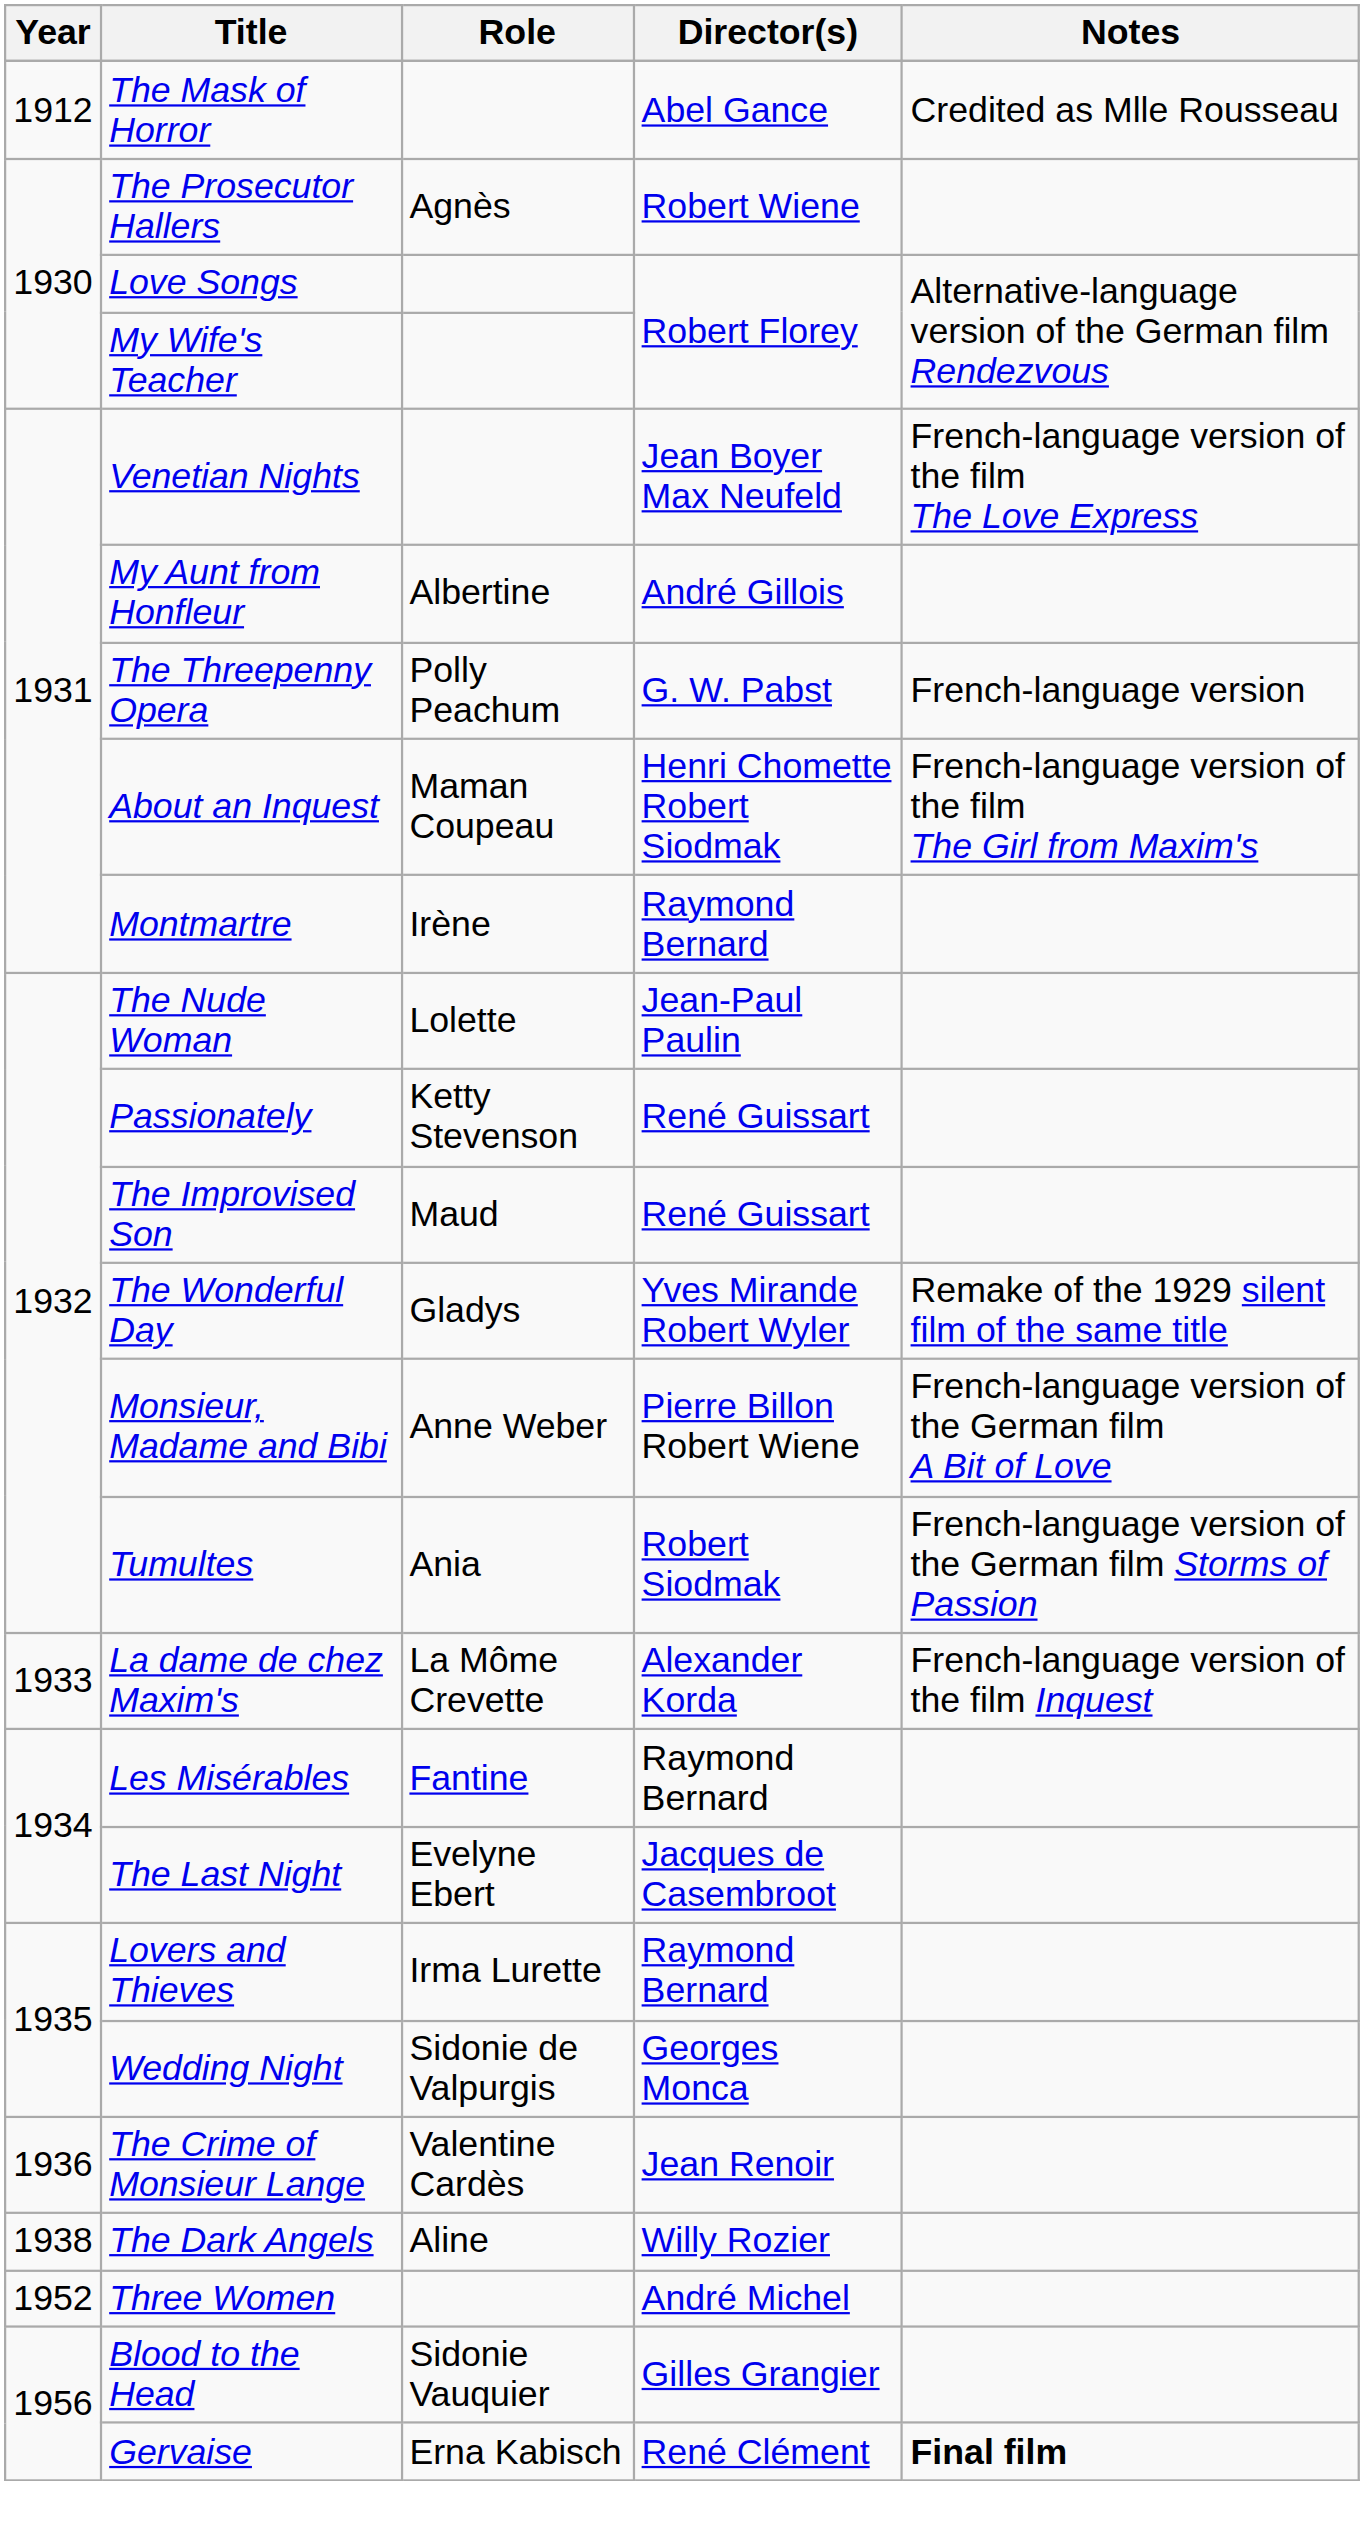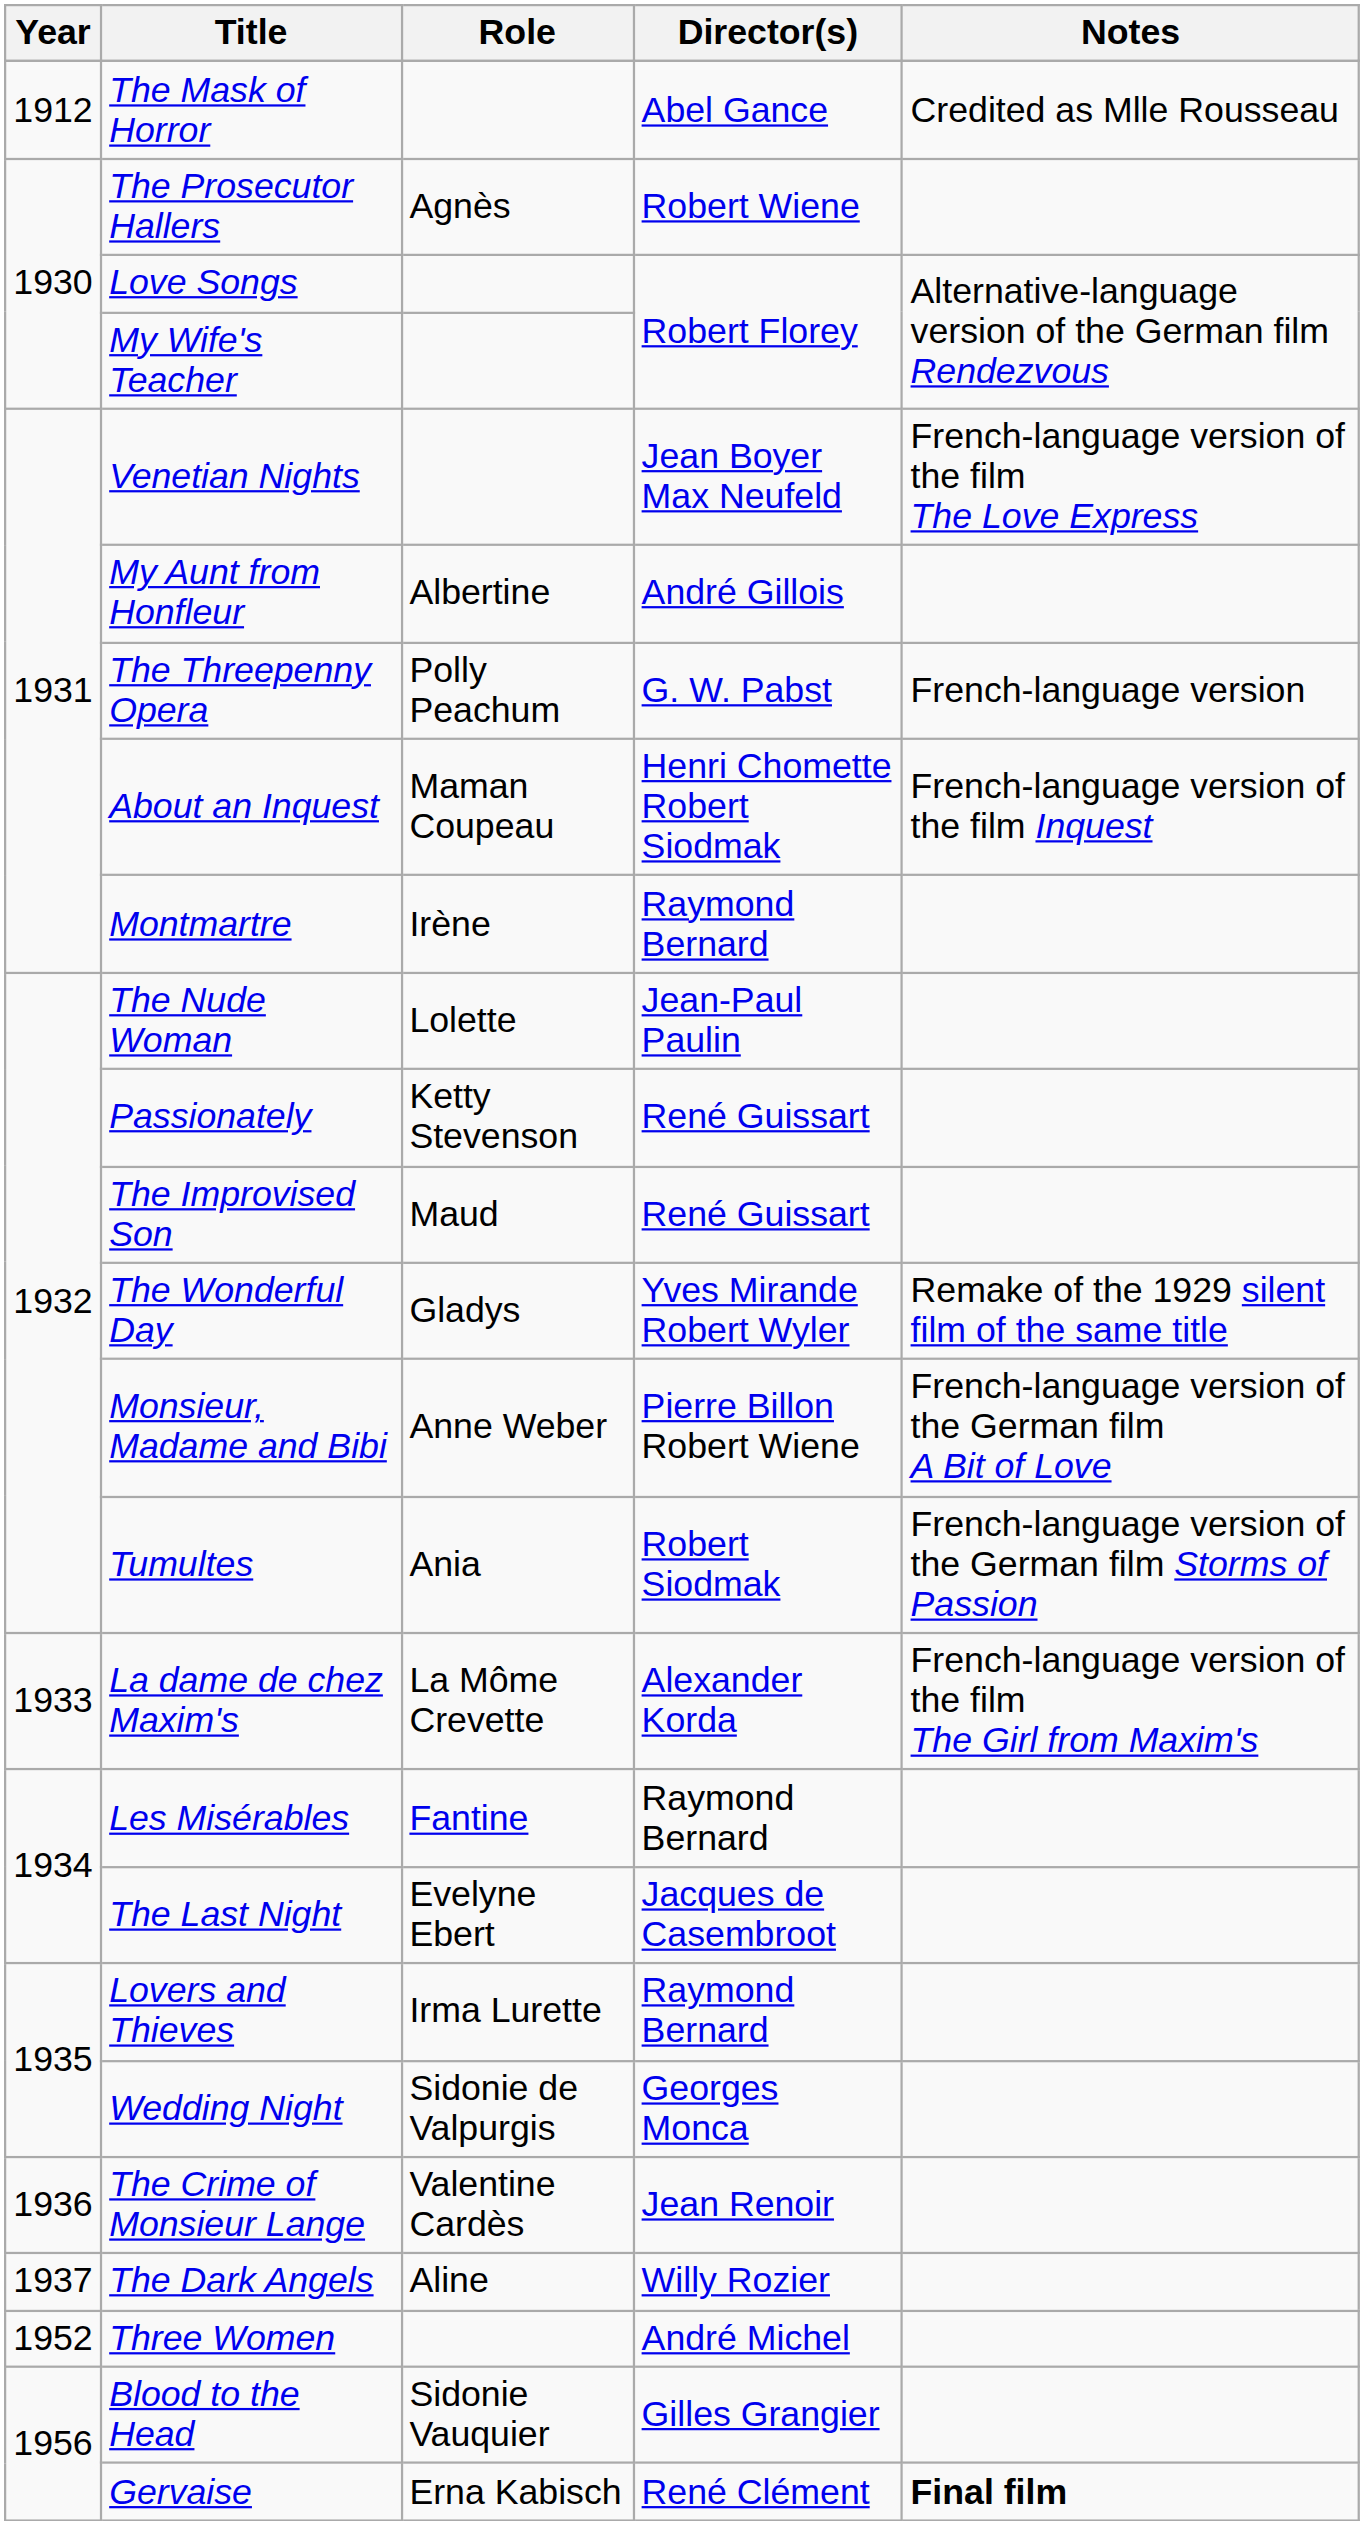(1128, 806) French-language version of the film The Girl from Maxim's -> (1128, 806) French-language version of the film Inquest
(1128, 1680) French-language version of the film Inquest -> (1128, 1700) French-language version of the film The Girl from Maxim's
(53, 2241) 1938 -> (53, 2281) 1937
